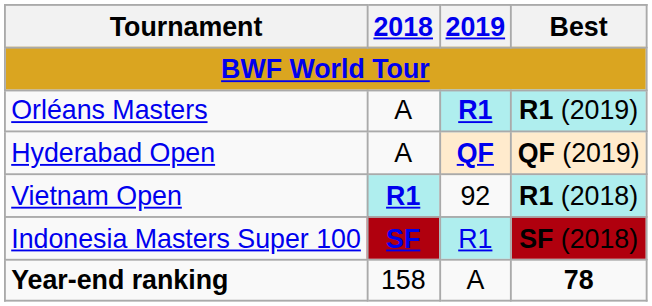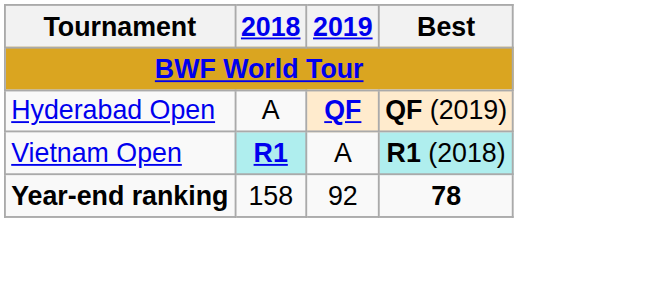- row: (109, 111)
(475, 196) 92 -> (343, 153) A
- row: (186, 238)
(475, 280) A -> (343, 196) 92
